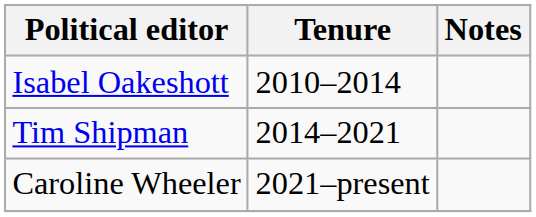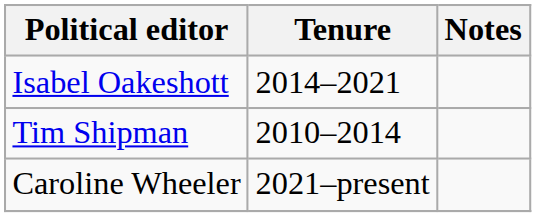(328, 81) 2010–2014 -> (328, 81) 2014–2021
(328, 132) 2014–2021 -> (328, 132) 2010–2014
